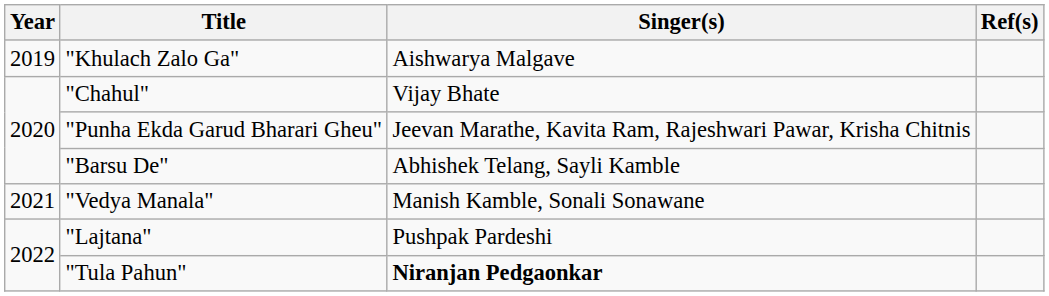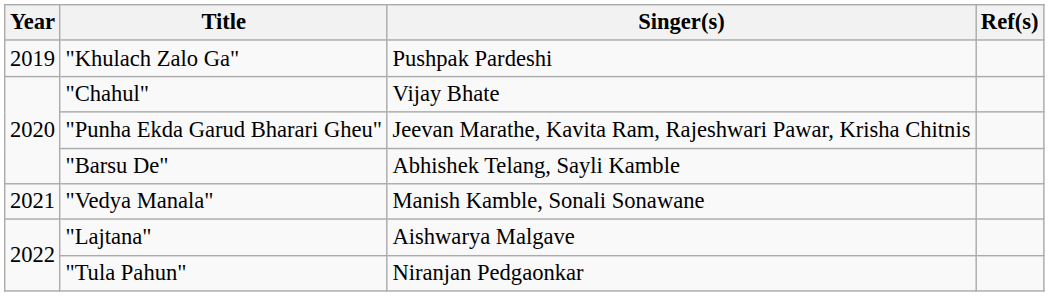(484, 58) Aishwarya Malgave -> (472, 58) Pushpak Pardeshi
(472, 237) Pushpak Pardeshi -> (484, 237) Aishwarya Malgave
(497, 272) bold -> (488, 272) normal
